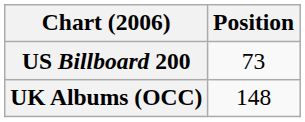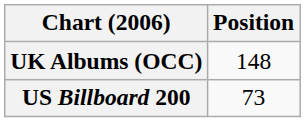rows swapped: (106, 97) <-> (106, 60)
